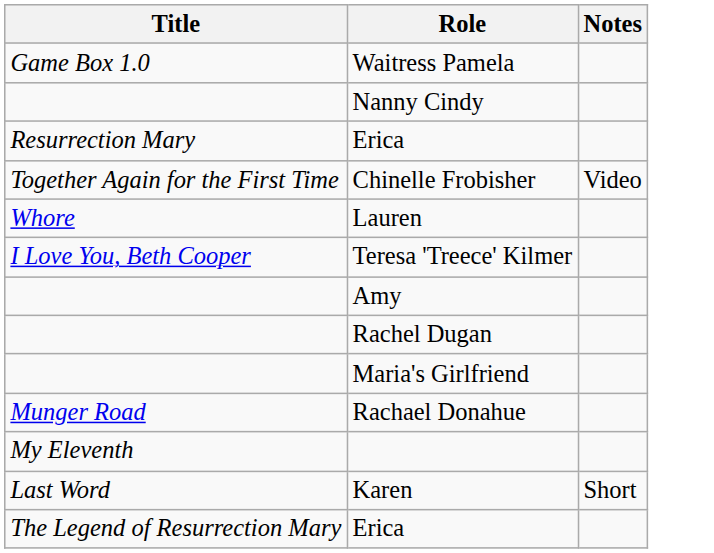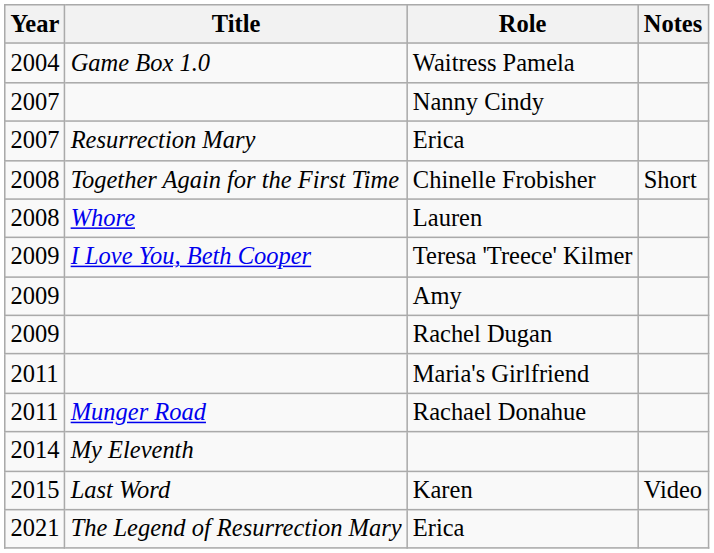+ column: (35, 23)
(613, 179) Video -> (670, 179) Short
(610, 489) Short -> (673, 489) Video
